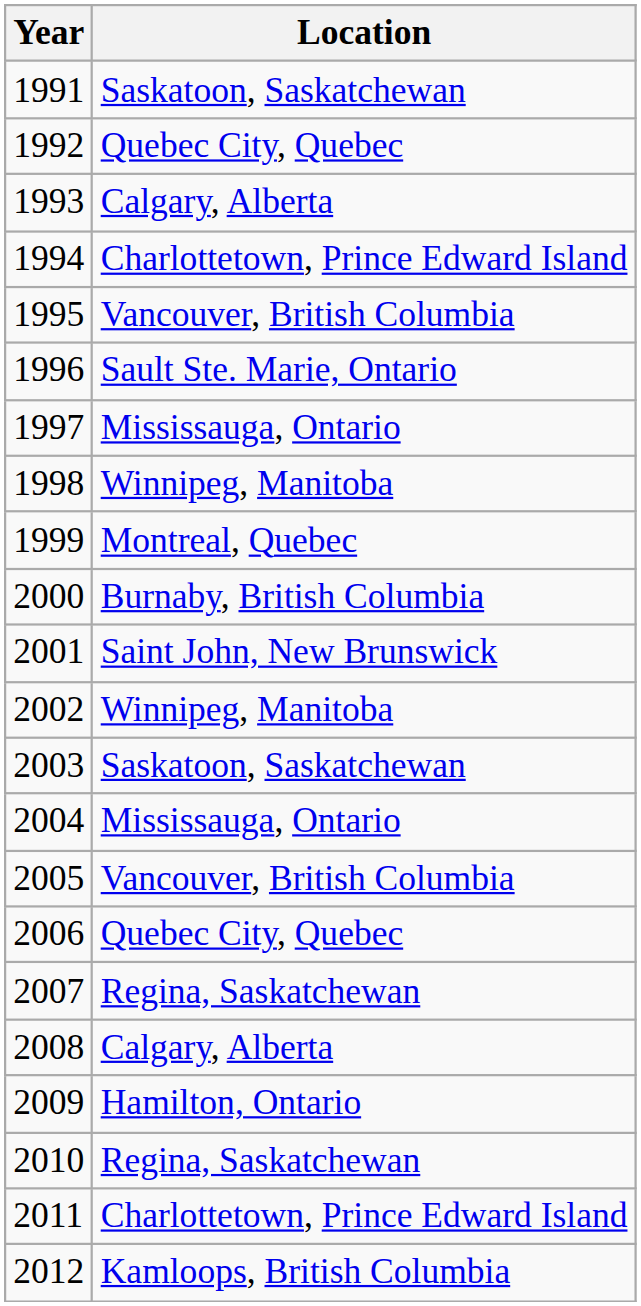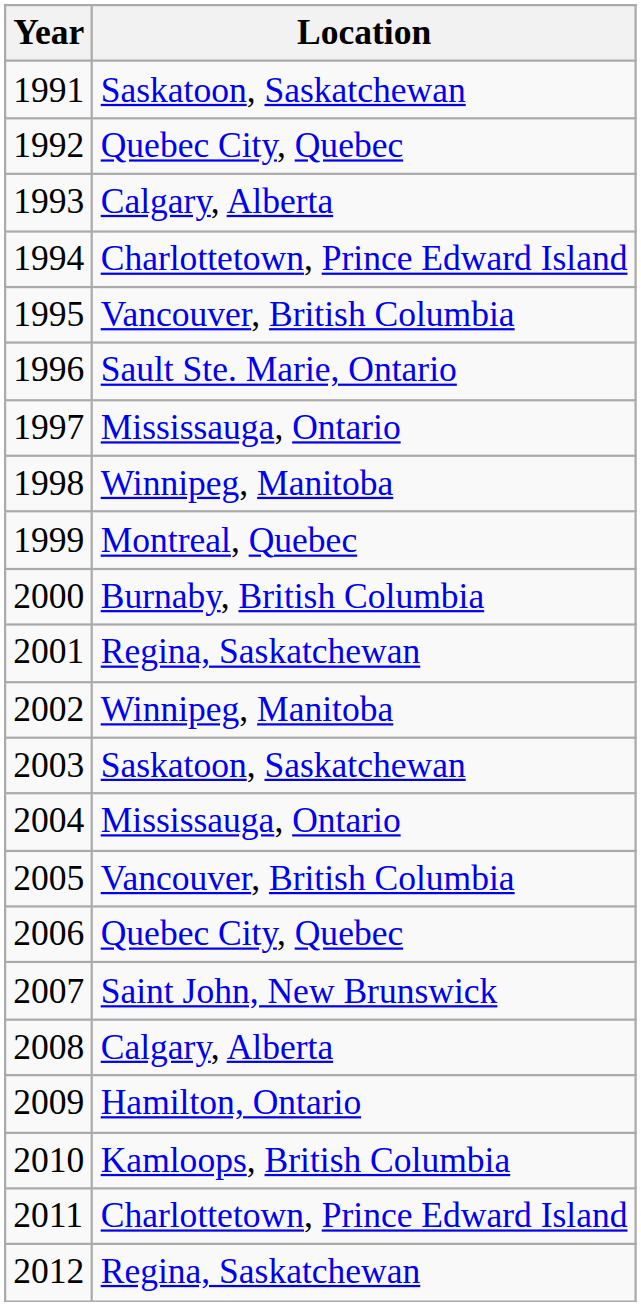(299, 652) Saint John, New Brunswick -> (260, 652) Regina, Saskatchewan
(260, 990) Regina, Saskatchewan -> (299, 990) Saint John, New Brunswick
(260, 1159) Regina, Saskatchewan -> (305, 1159) Kamloops, British Columbia
(305, 1271) Kamloops, British Columbia -> (260, 1271) Regina, Saskatchewan
